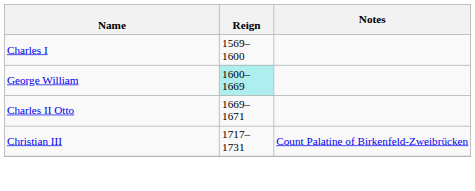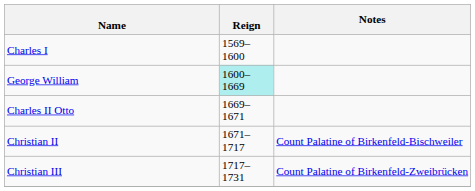+ row: (33, 141)
